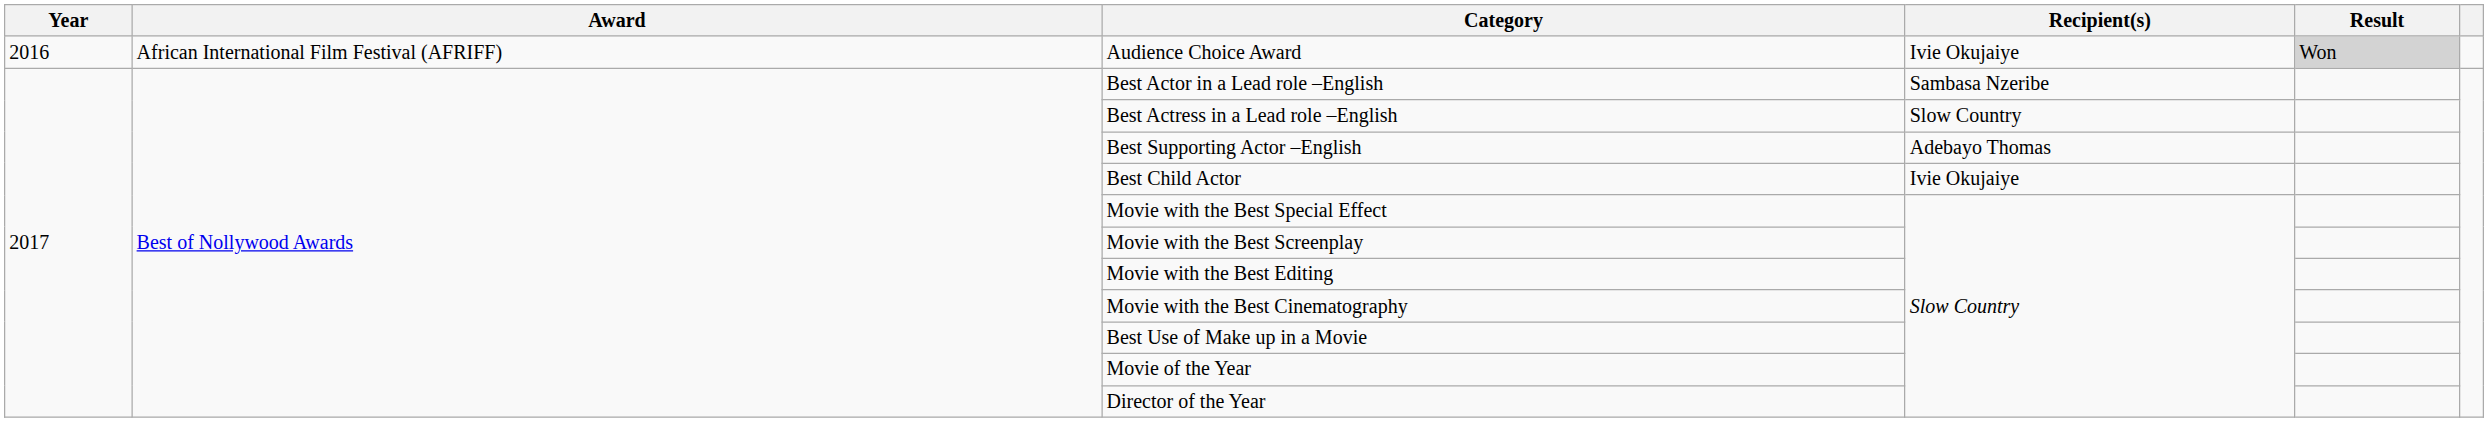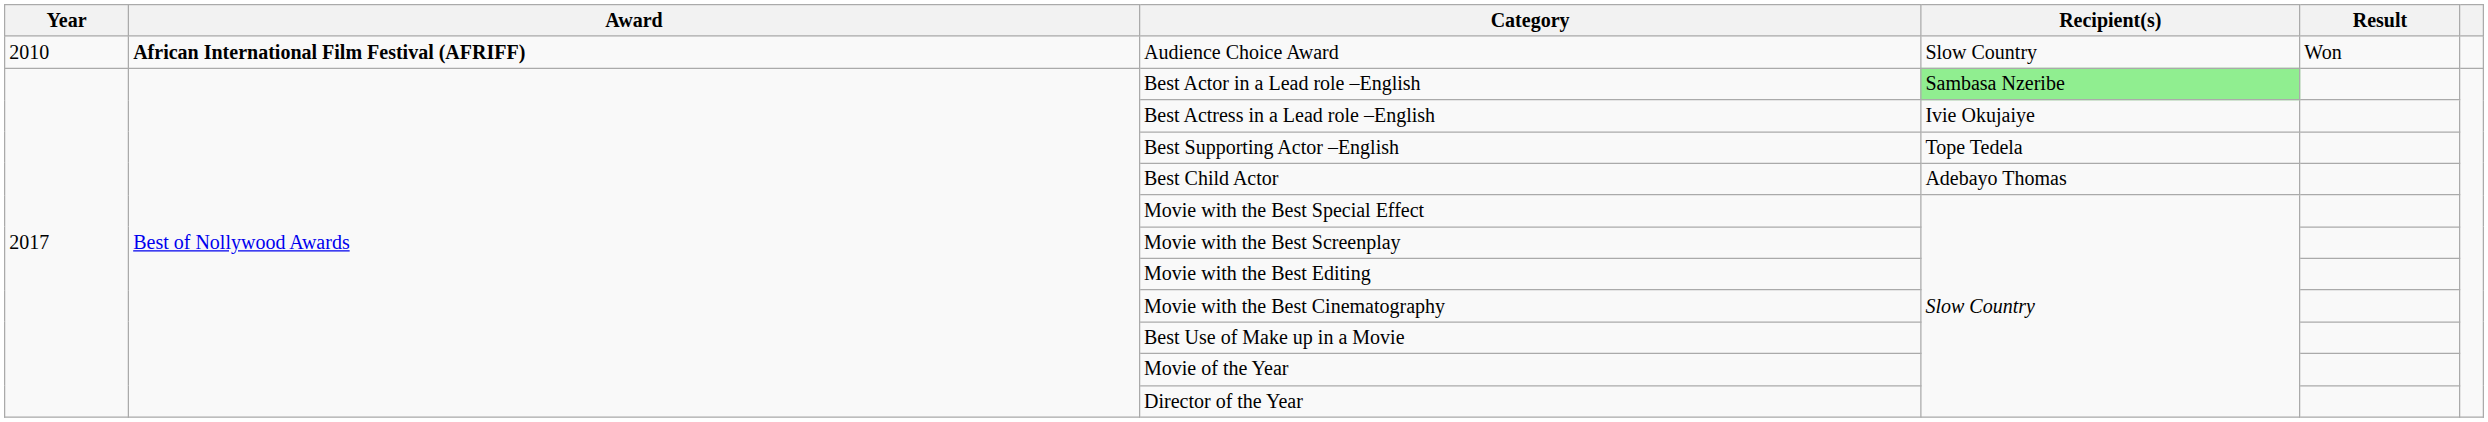(29, 52) 2016 -> (29, 52) 2010
(319, 52) normal -> (329, 52) bold
(1964, 52) Ivie Okujaiye -> (1981, 52) Slow Country
(2318, 52) lightgrey background -> (2323, 52) no background
(1979, 83) no background -> (1995, 83) lightgreen background
(1966, 115) Slow Country -> (1980, 115) Ivie Okujaiye
(1980, 147) Adebayo Thomas -> (1974, 147) Tope Tedela
(1964, 178) Ivie Okujaiye -> (1996, 178) Adebayo Thomas
